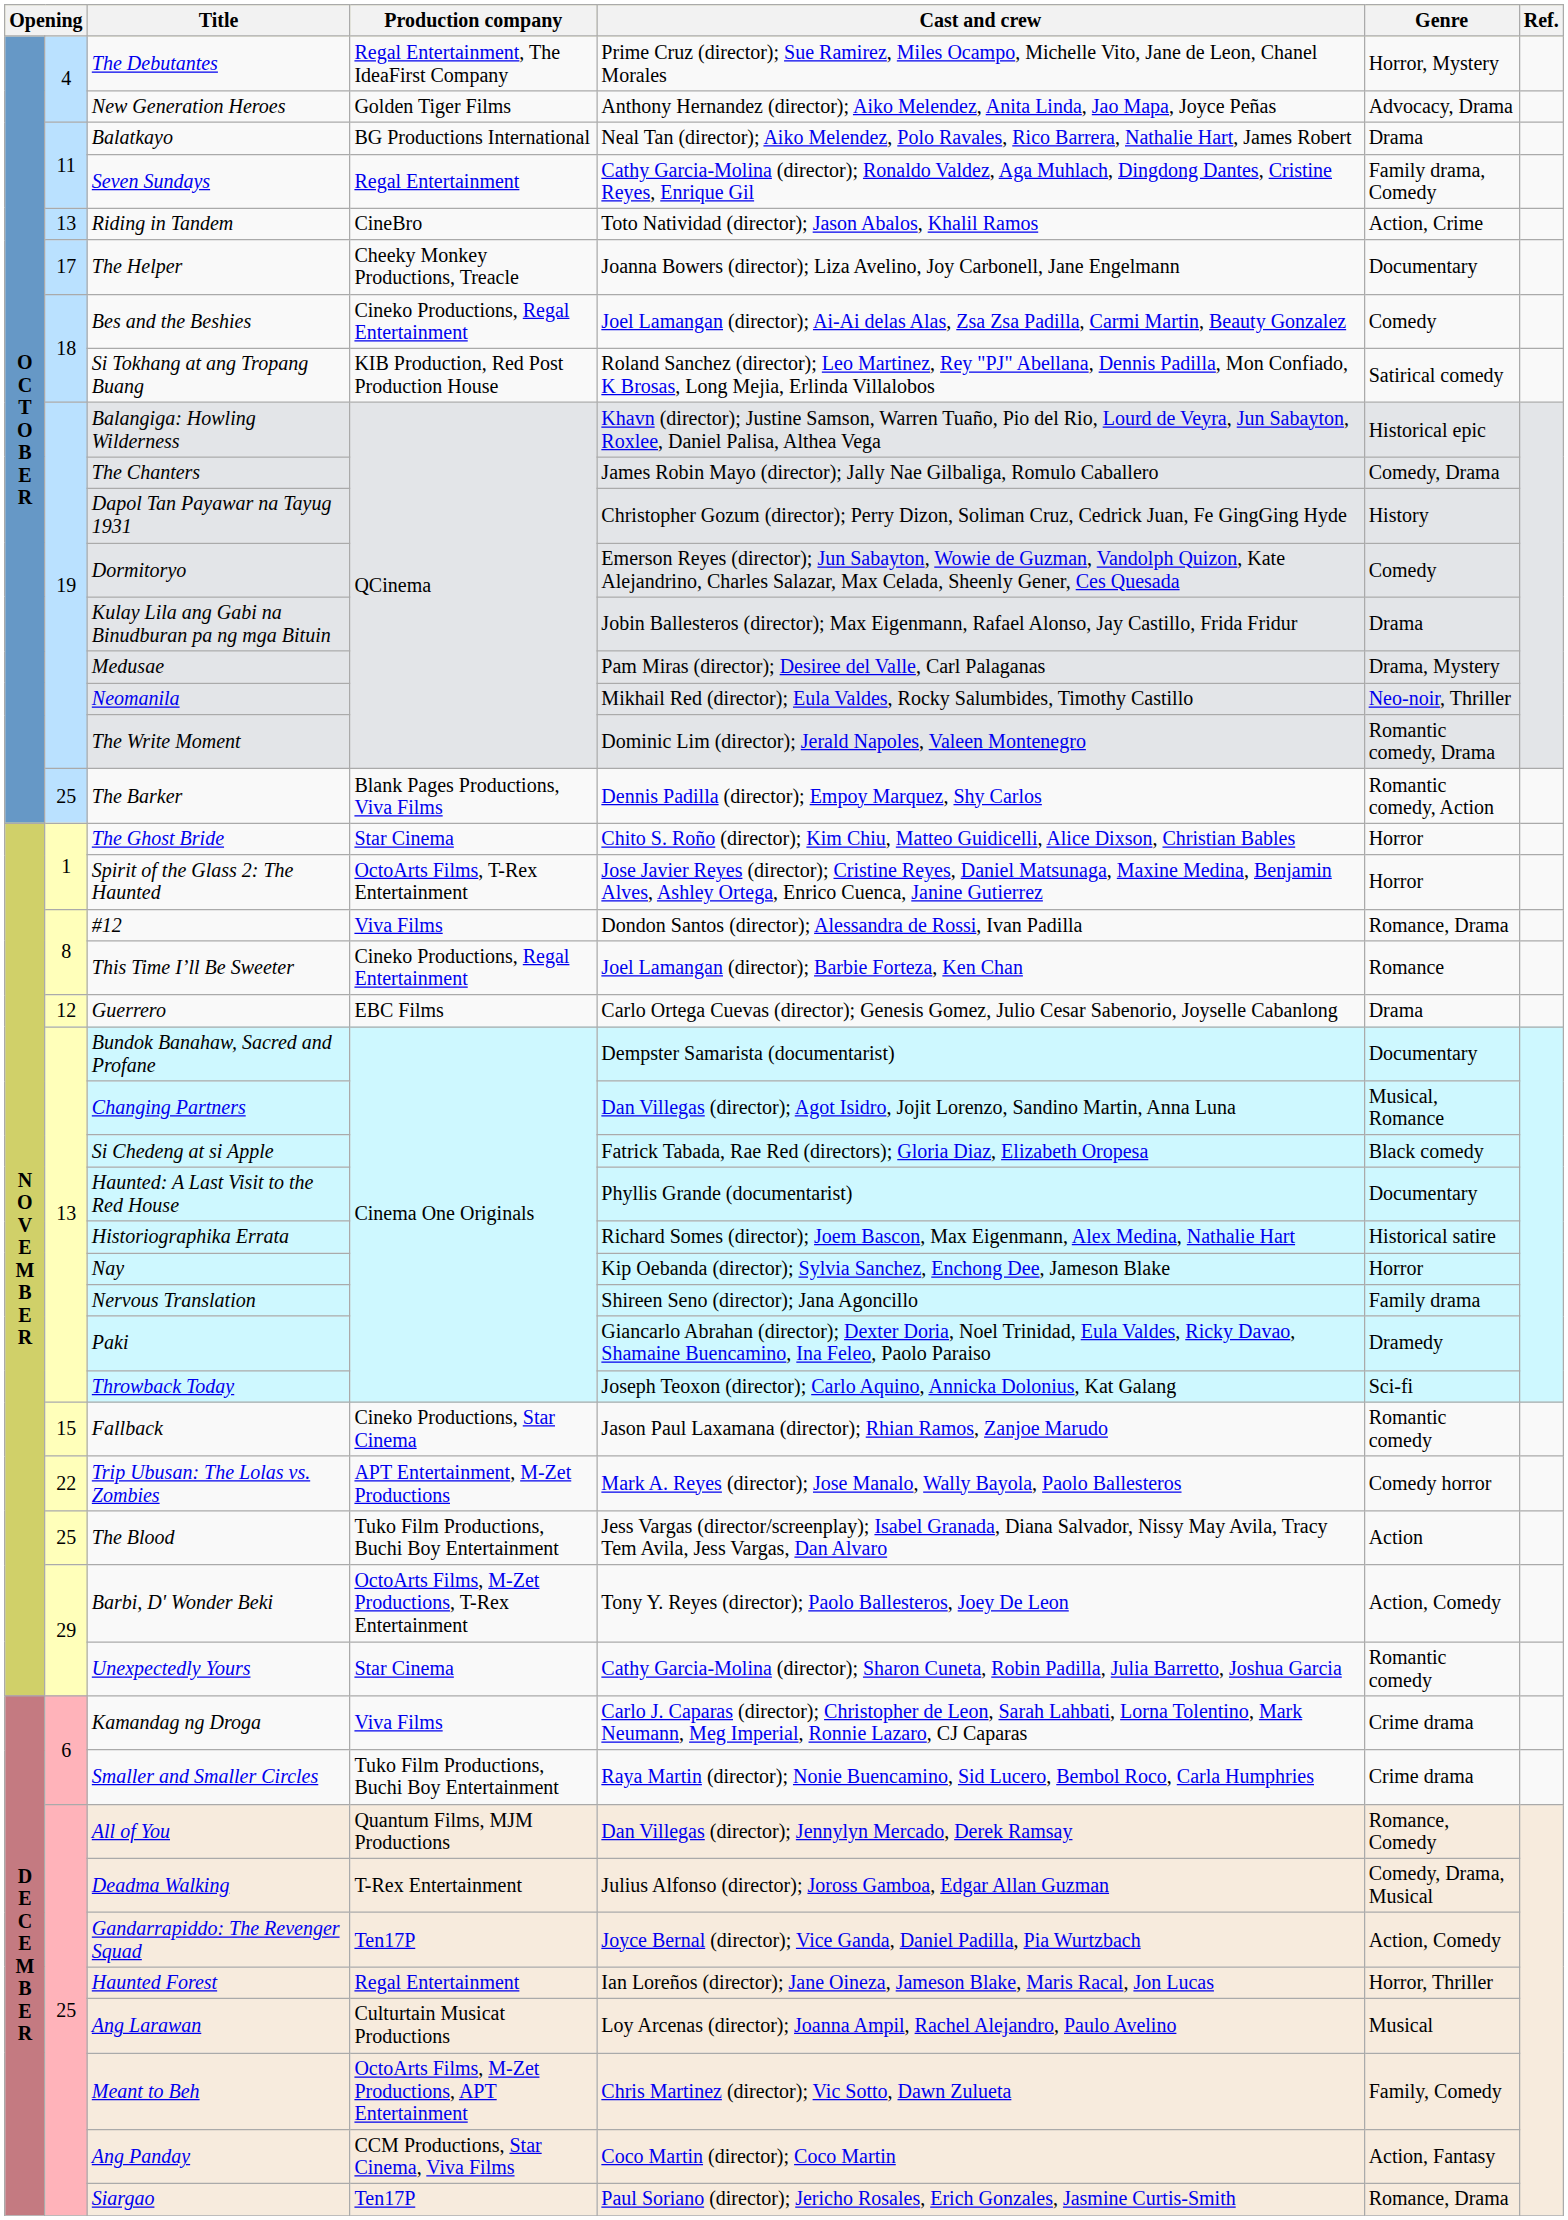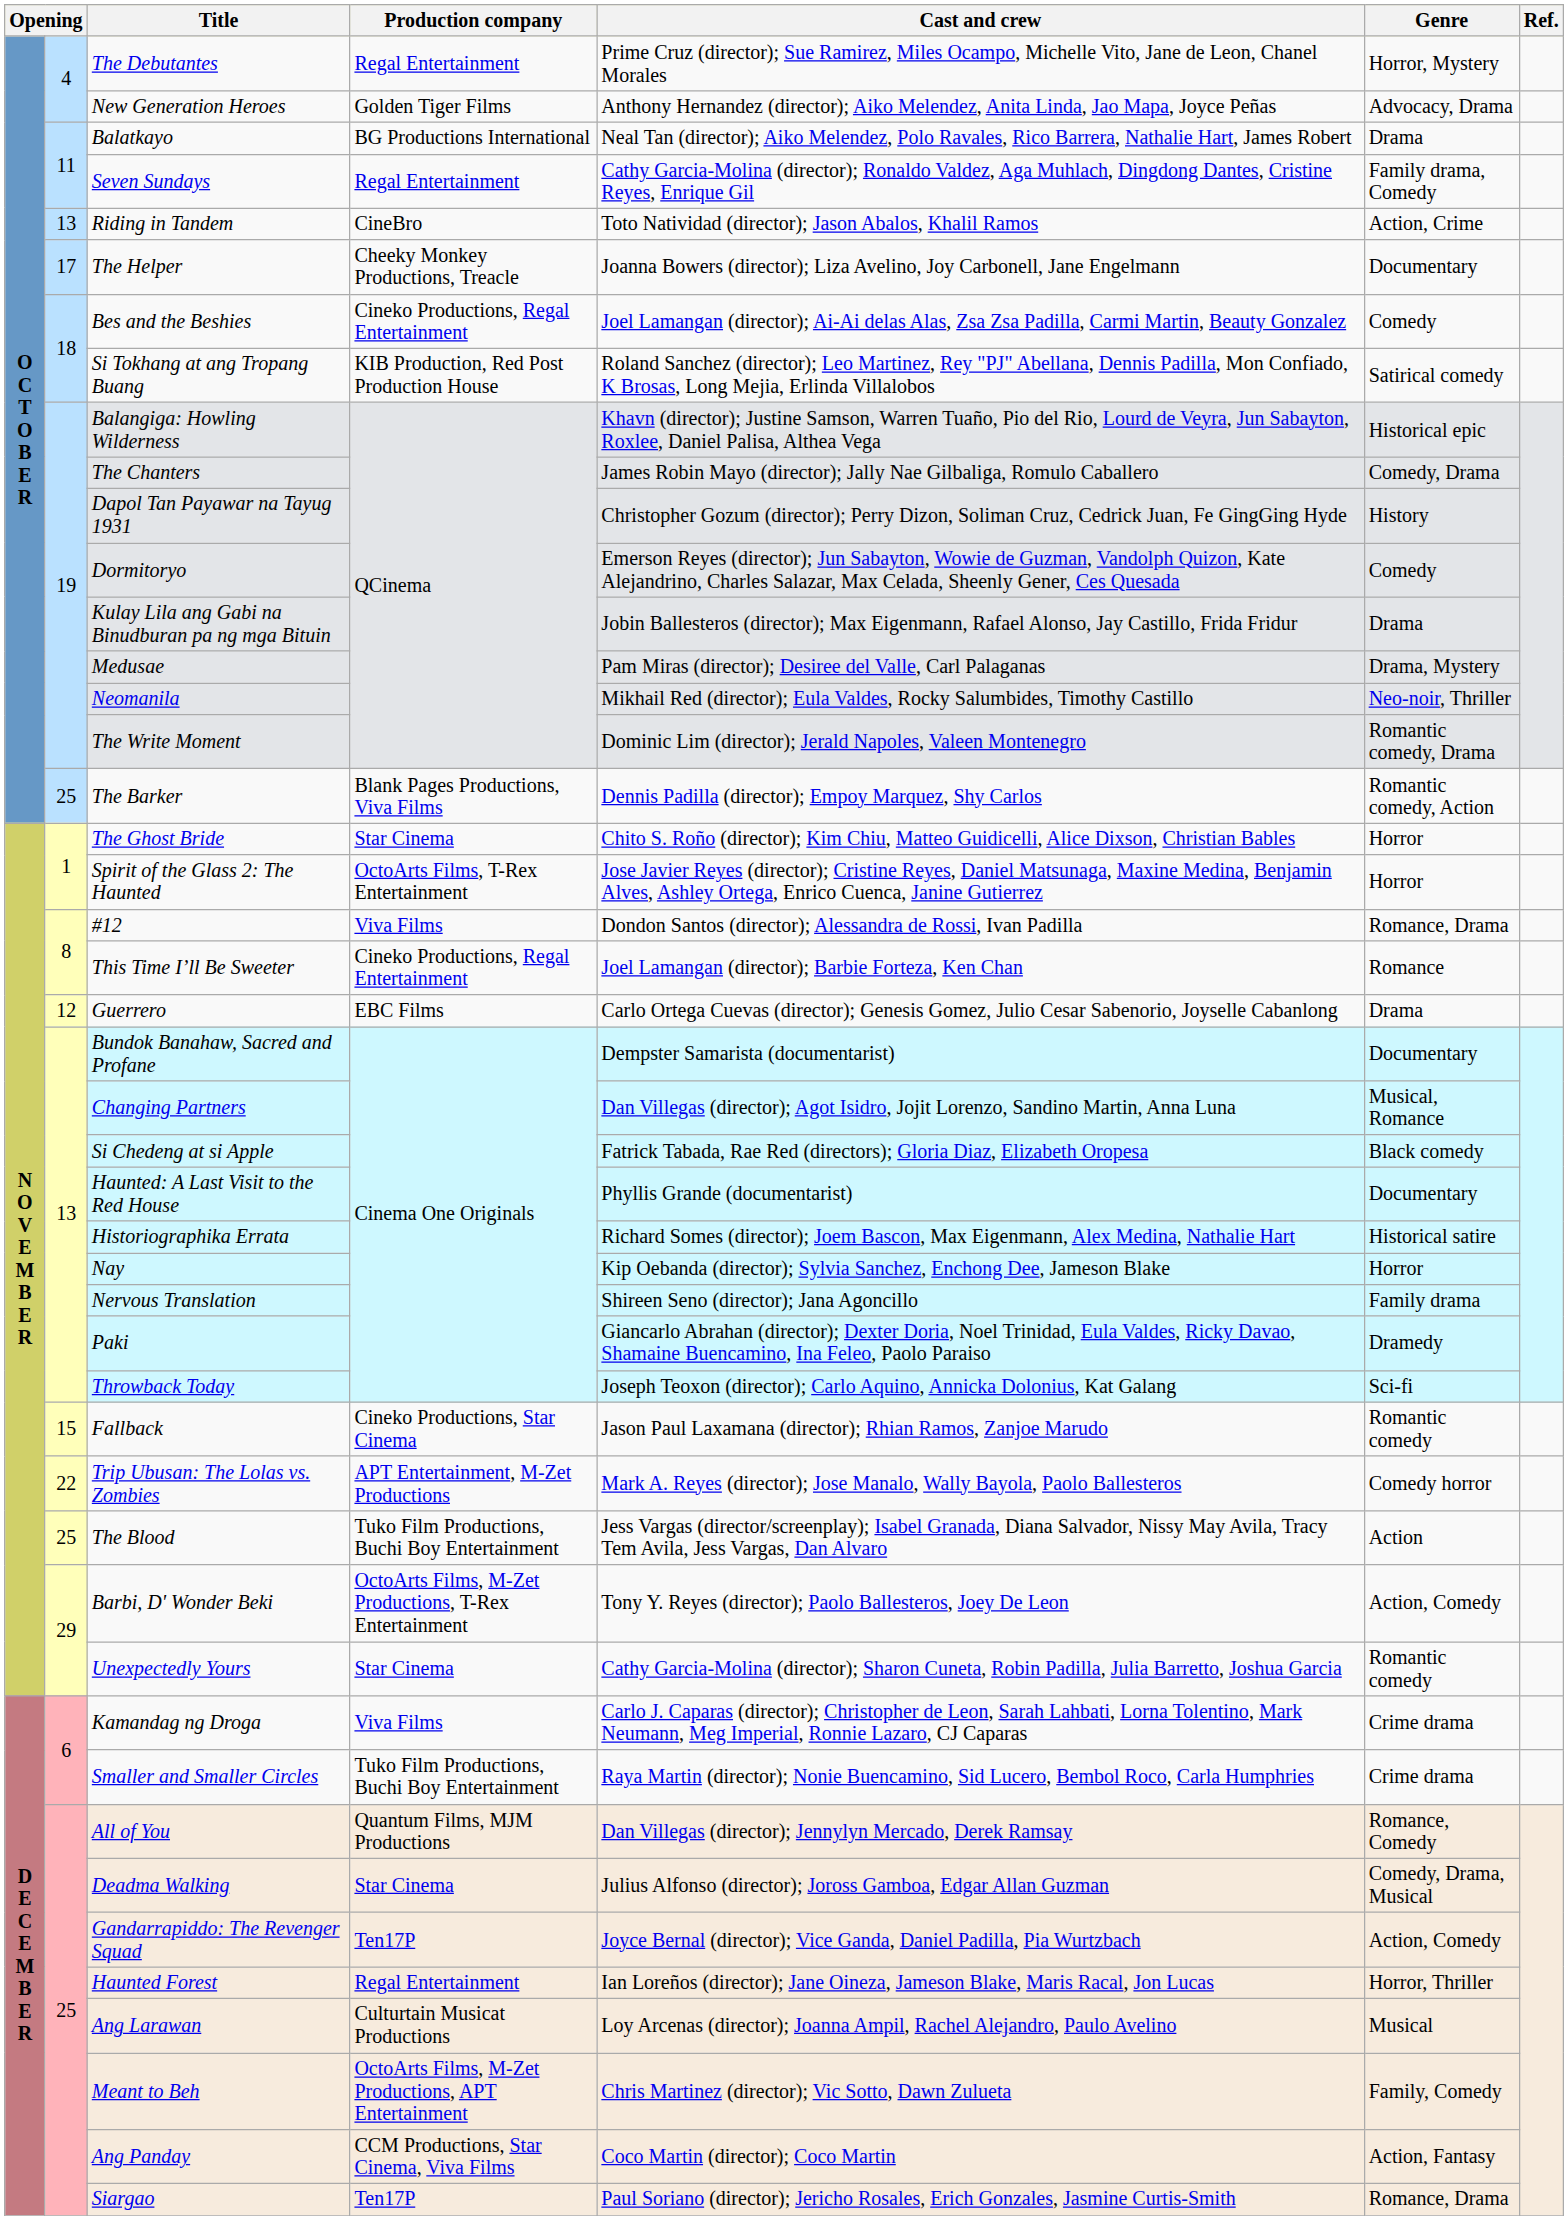(457, 63) Regal Entertainment, The IdeaFirst Company -> (437, 63) Regal Entertainment
(438, 1885) T-Rex Entertainment -> (404, 1885) Star Cinema
